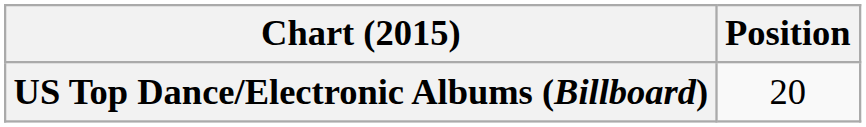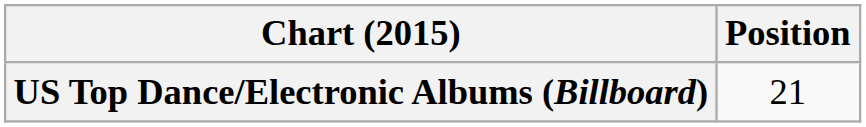(788, 91) 20 -> (788, 91) 21
